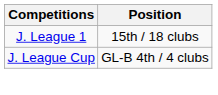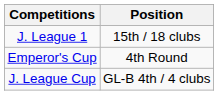+ row: (52, 57)
